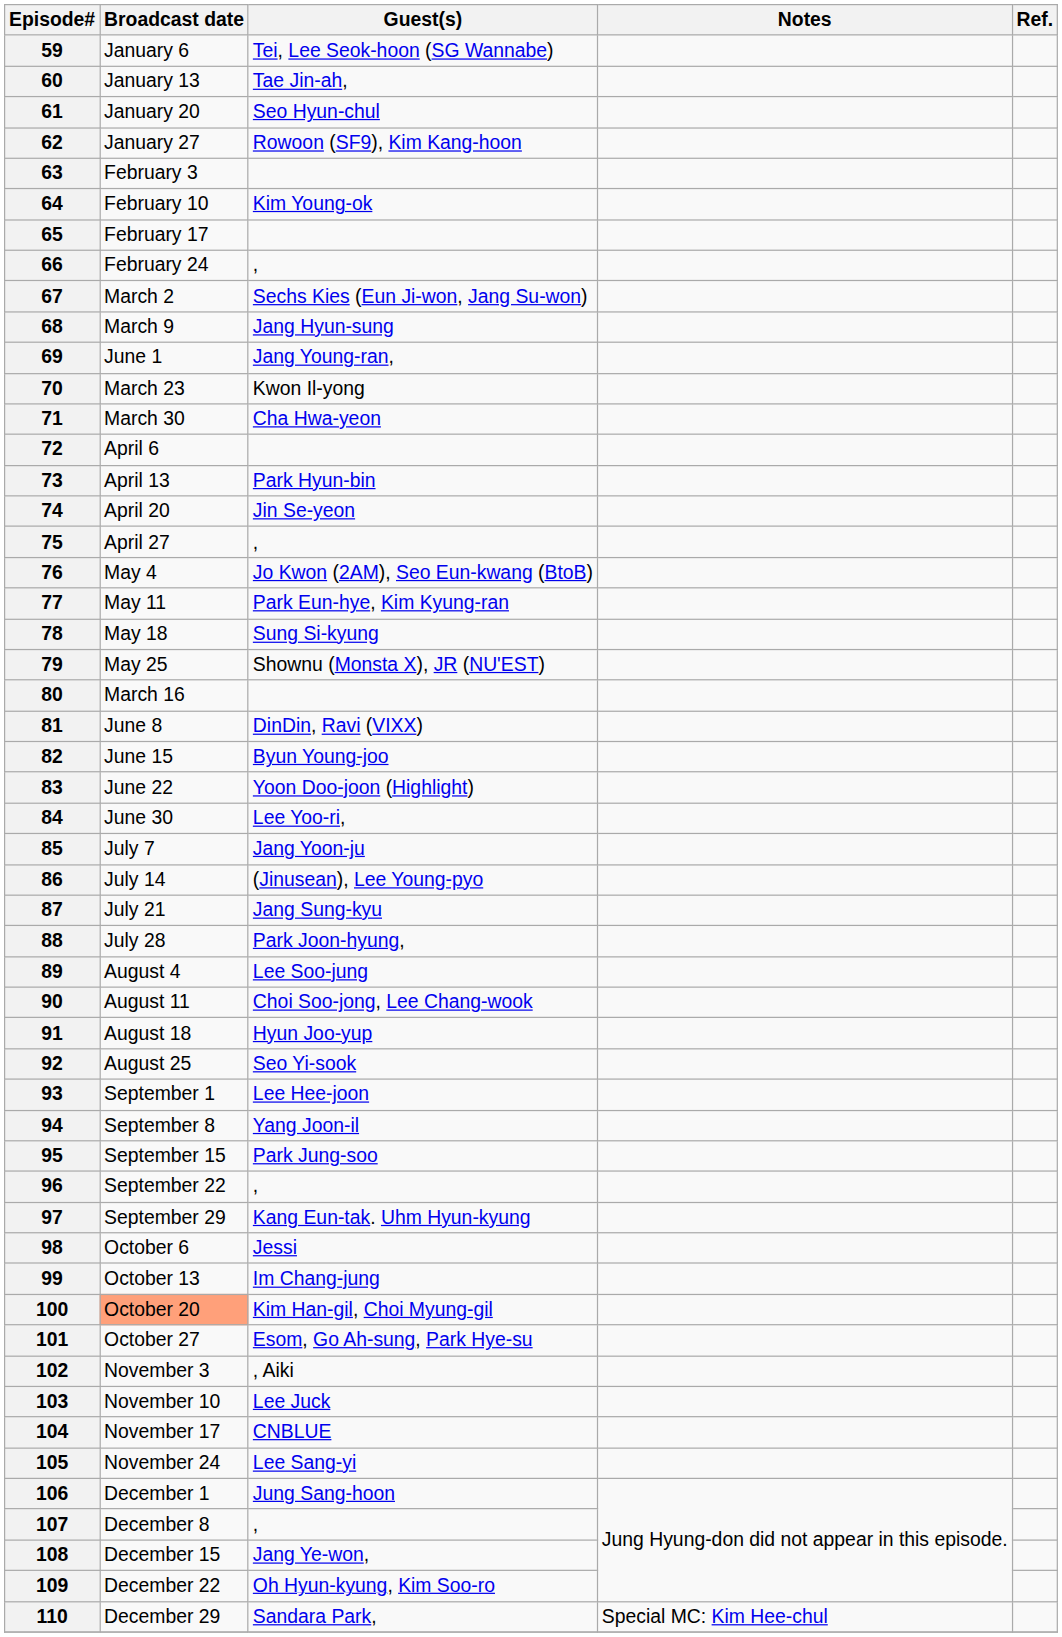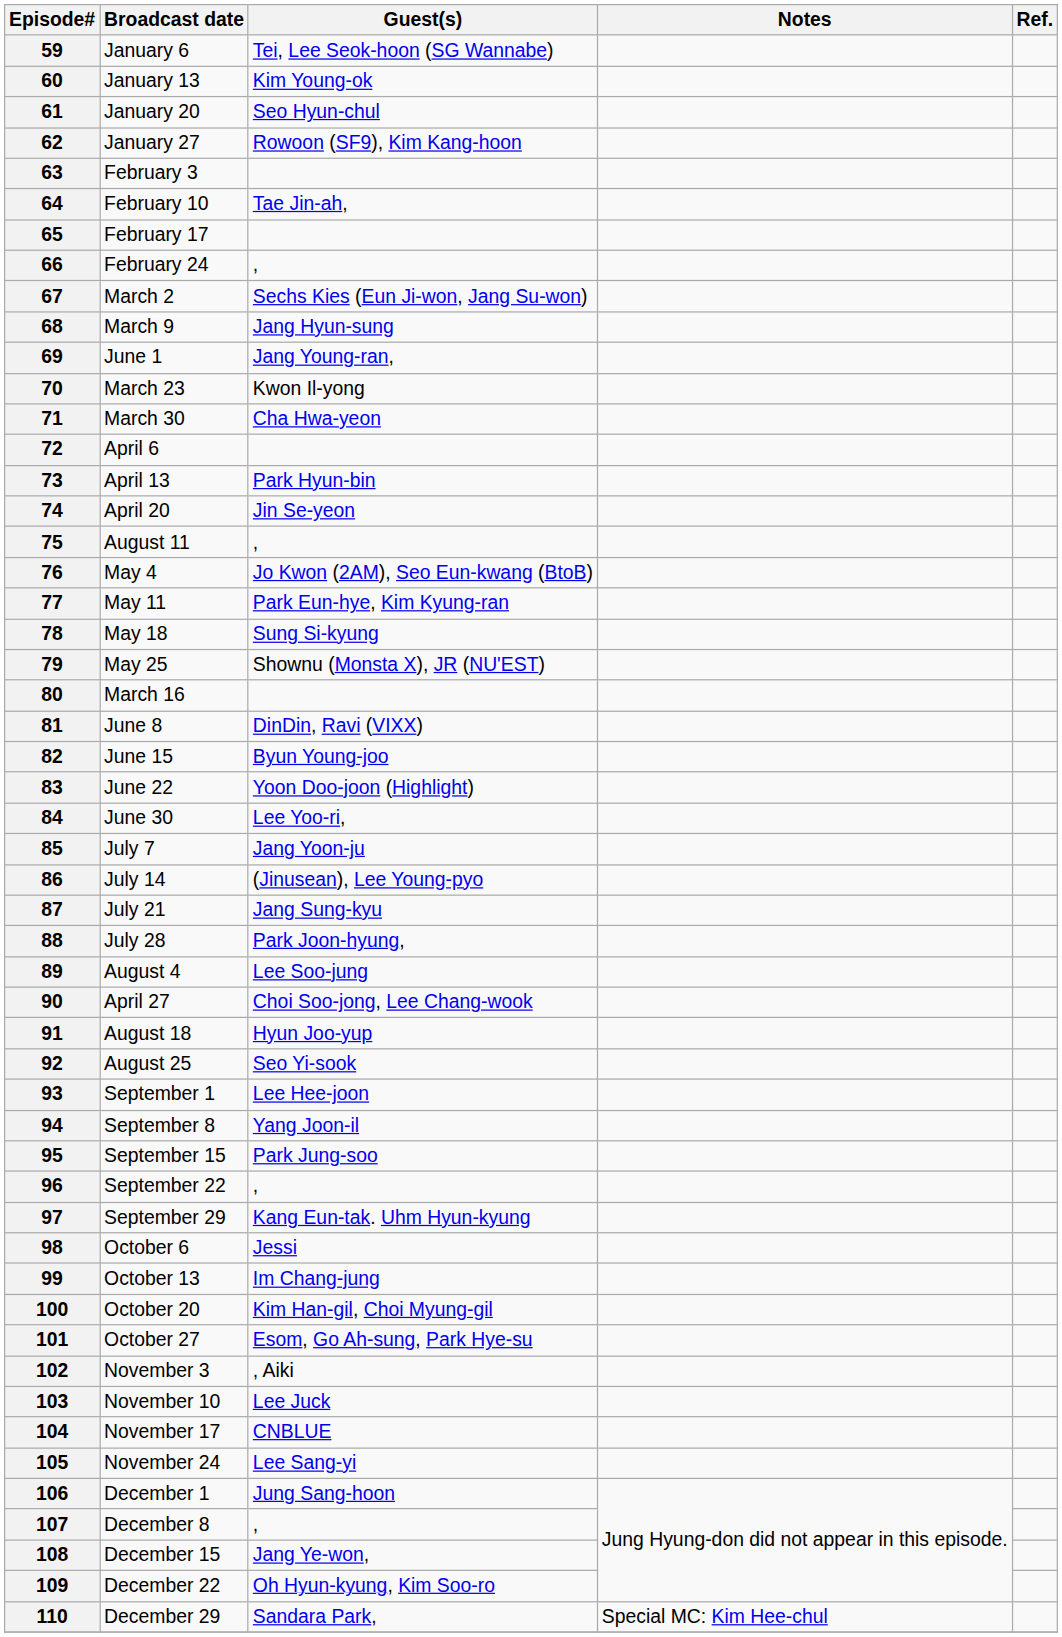(300, 81) Tae Jin-ah, -> (313, 81) Kim Young-ok
(313, 204) Kim Young-ok -> (300, 204) Tae Jin-ah,
(137, 541) April 27 -> (147, 541) August 11
(147, 1002) August 11 -> (137, 1002) April 27
(152, 1309) lightsalmon background -> (152, 1309) no background
